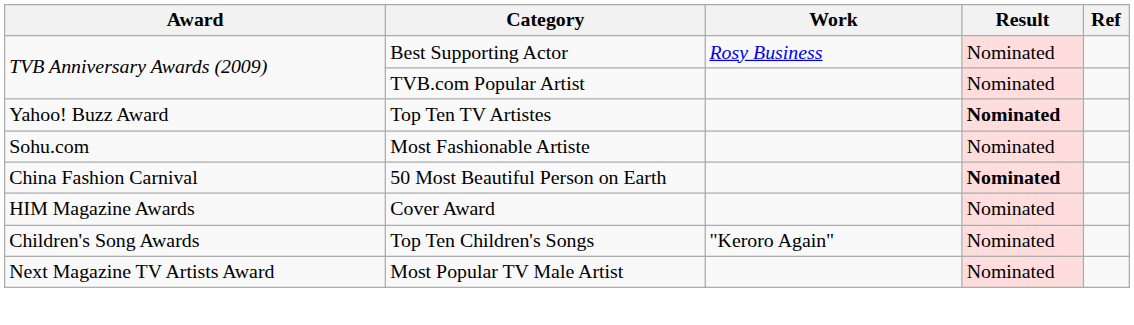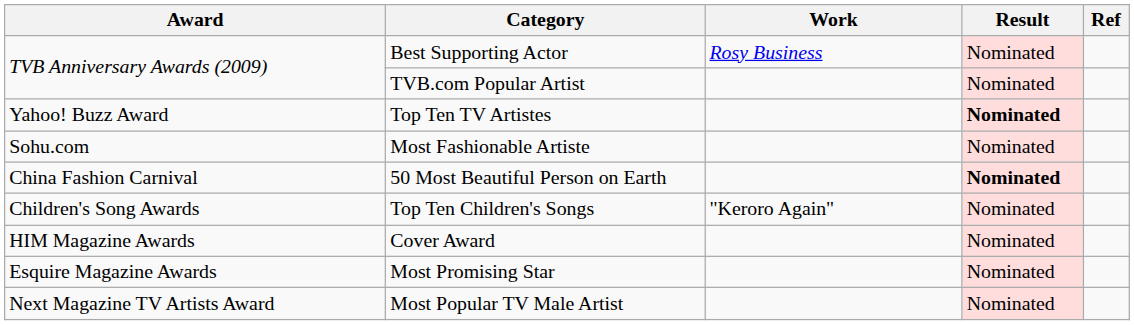rows swapped: (443, 209) <-> (492, 240)
+ row: (472, 271)
